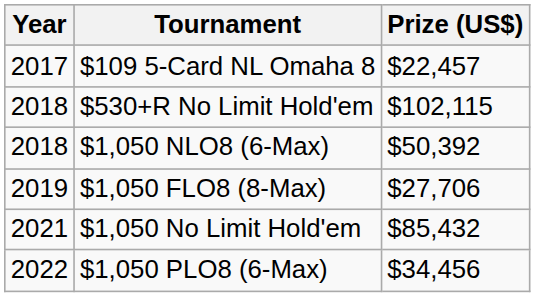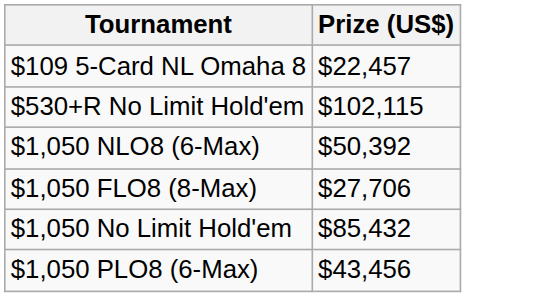- column: (39, 24)
(434, 270) $34,456 -> (365, 270) $43,456
